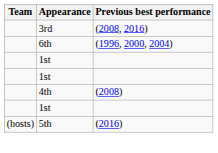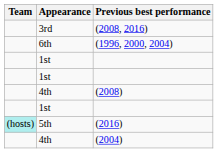(20, 124) no background -> (20, 124) paleturquoise background
+ row: (45, 140)
